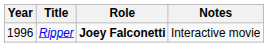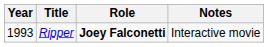(20, 32) 1996 -> (20, 32) 1993
